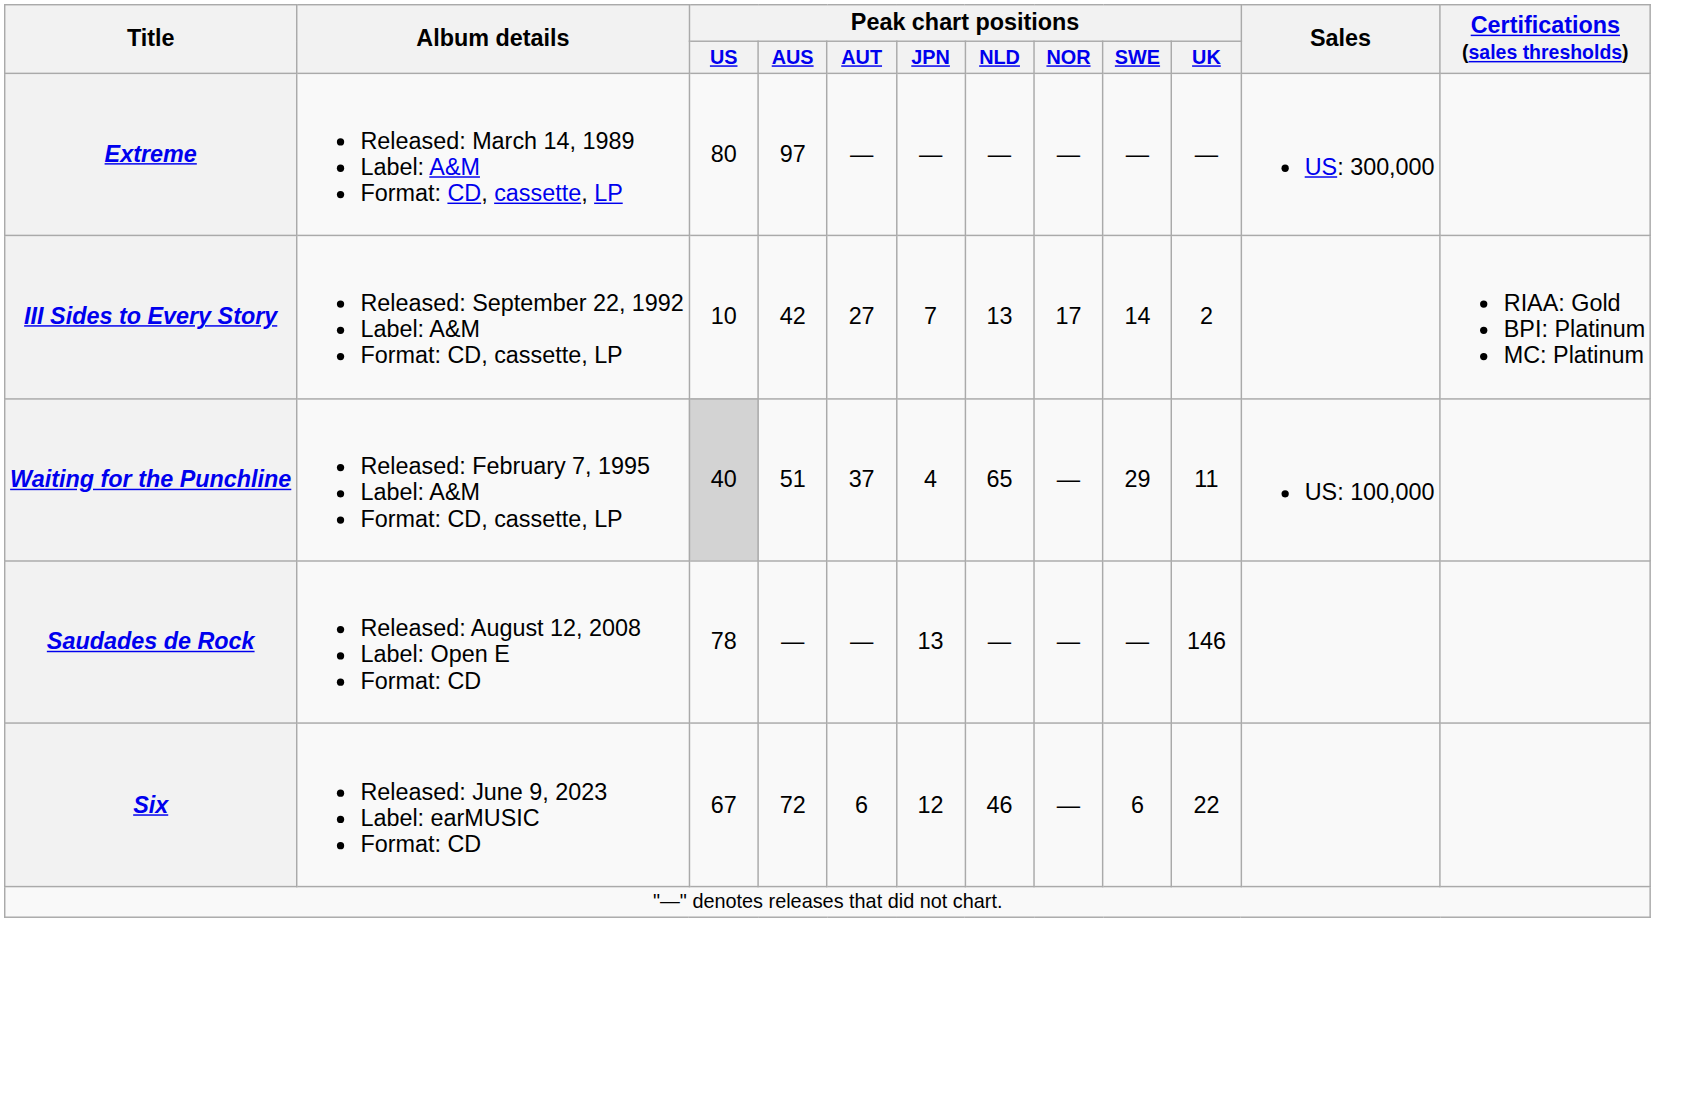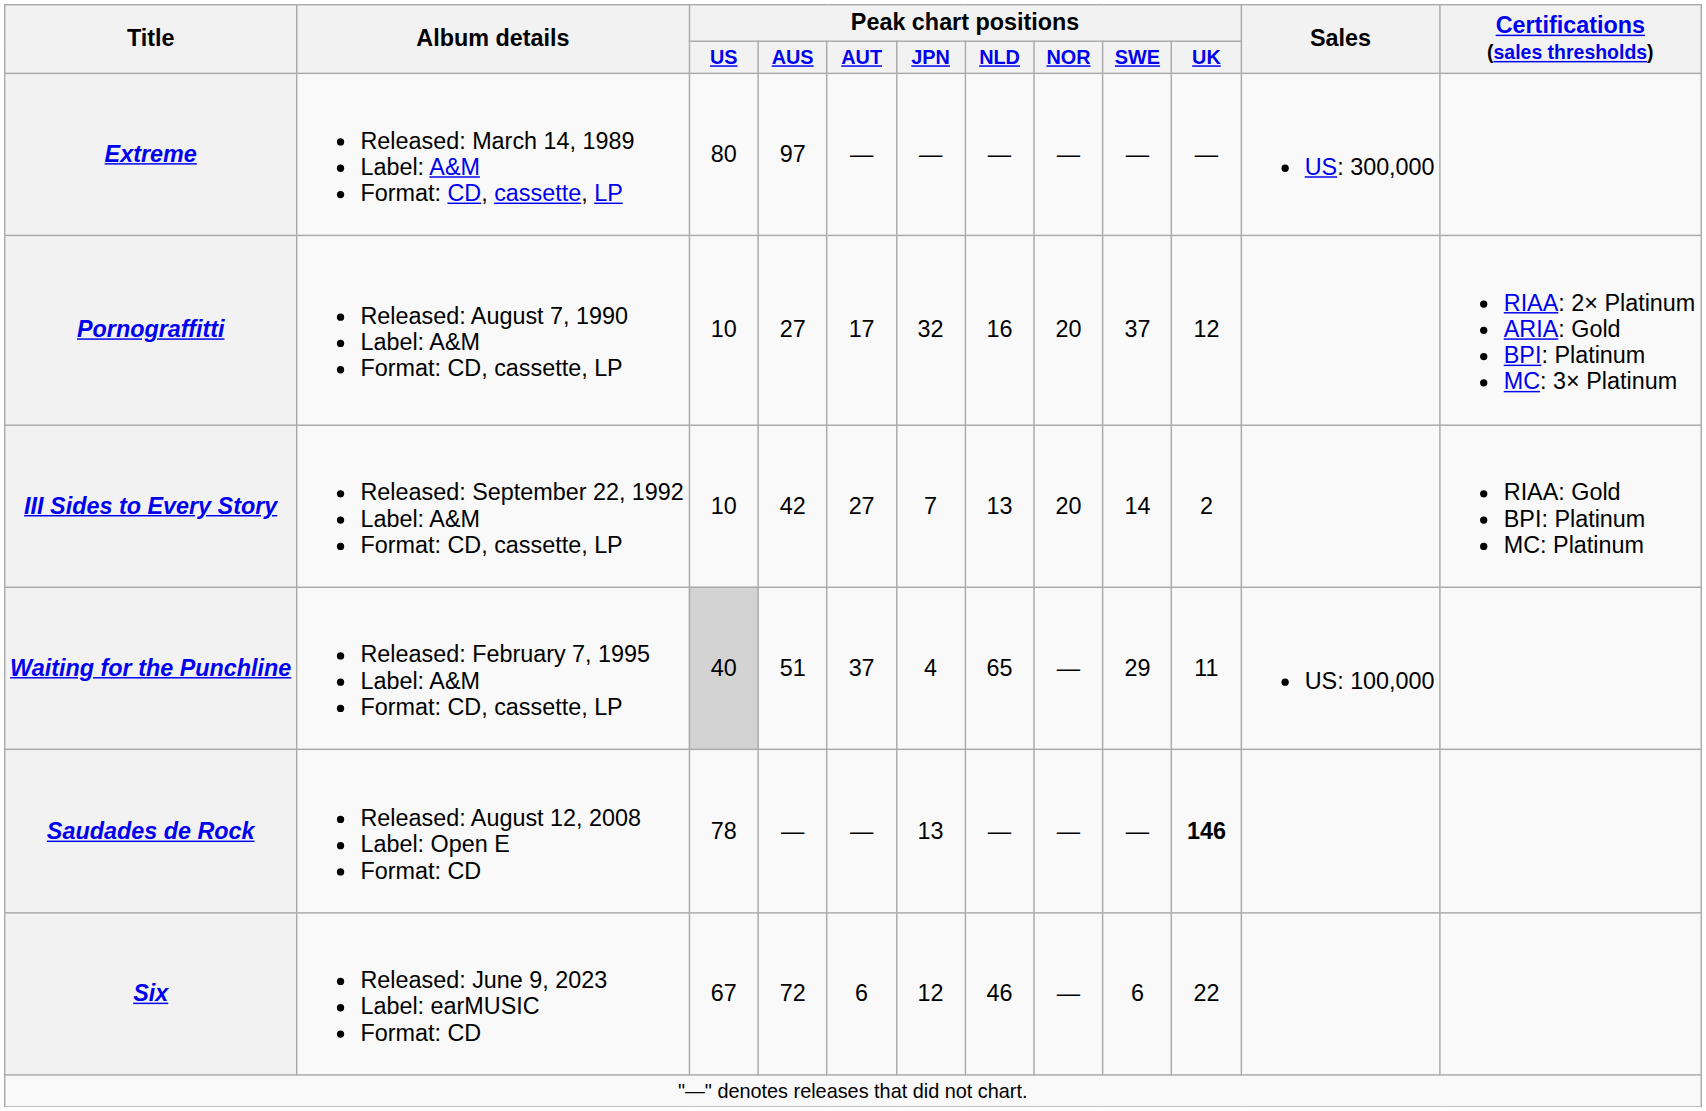+ row: (151, 329)
(1069, 316) 17 -> (1069, 505) 20
(1206, 641) normal -> (1206, 830) bold
